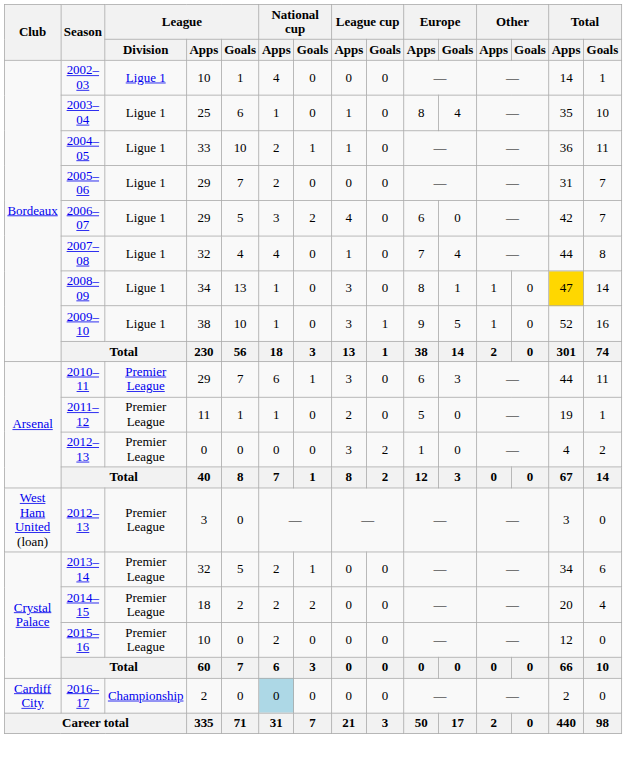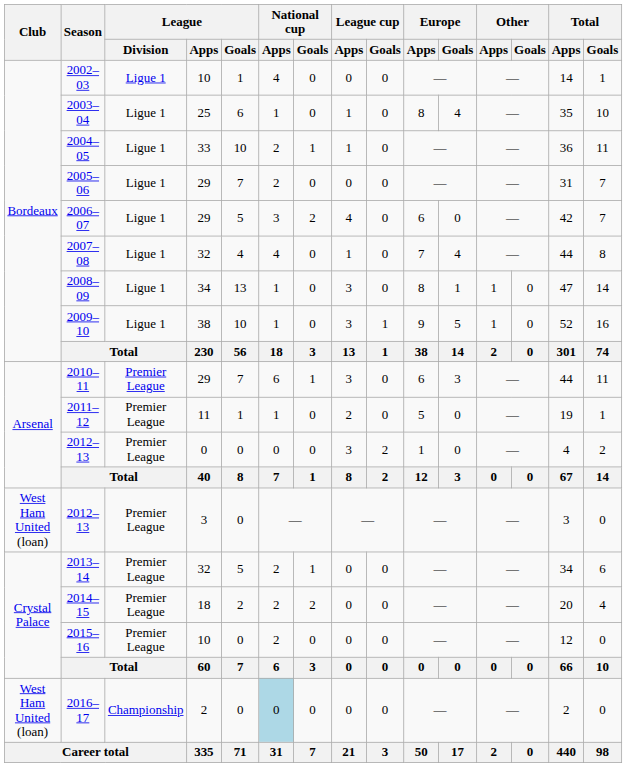(566, 288) gold background -> (566, 288) no background
(33, 695) Cardiff City -> (33, 710) West Ham United (loan)
